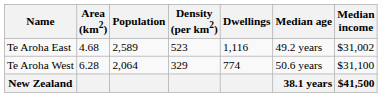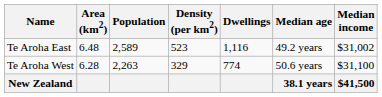(89, 47) 4.68 -> (89, 47) 6.48
(125, 65) 2,064 -> (125, 65) 2,263
